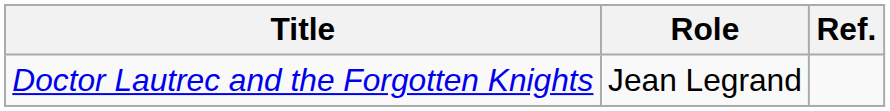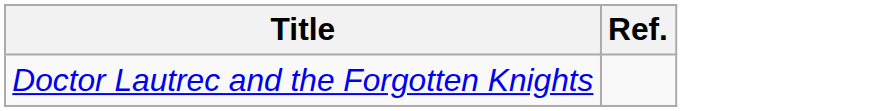- column: (705, 29)
